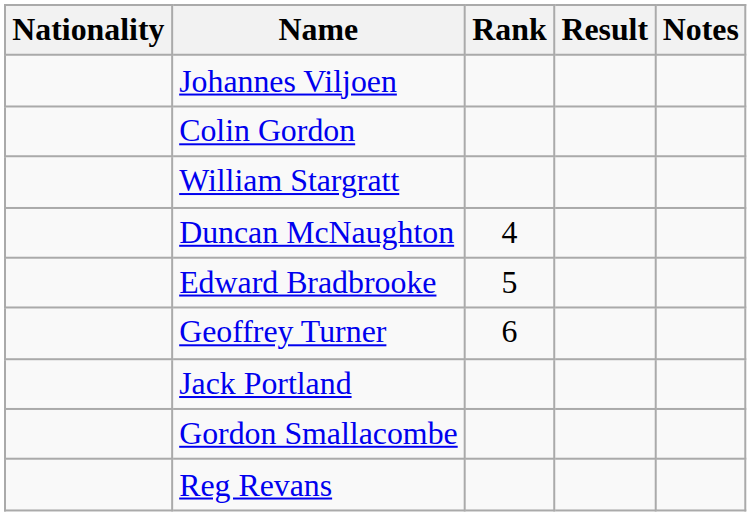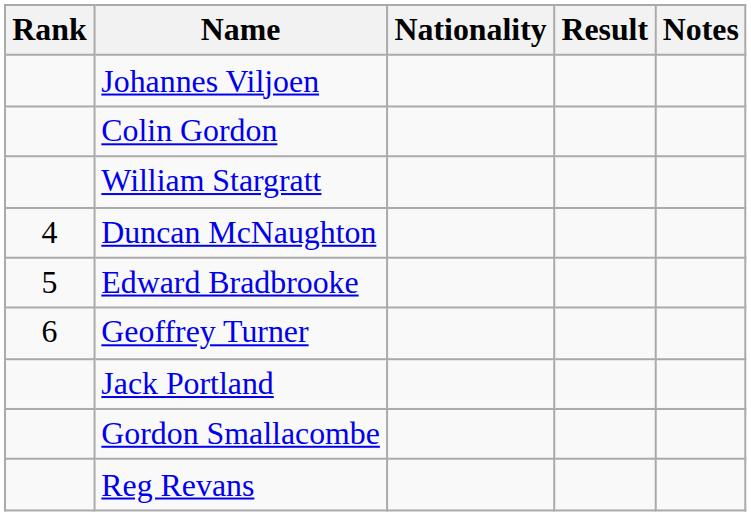columns swapped: (510, 29) <-> (88, 29)
